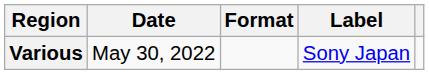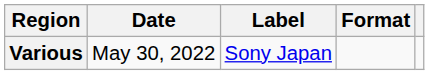columns swapped: (259, 20) <-> (357, 20)
